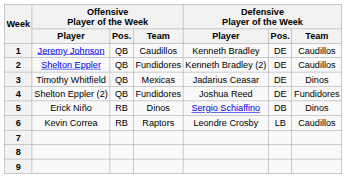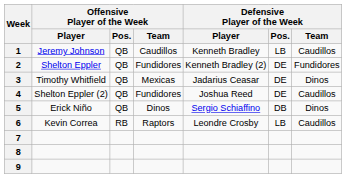(280, 51) DE -> (280, 51) LB
(317, 65) Caudillos -> (317, 65) Fundidores
(317, 94) Fundidores -> (317, 94) Caudillos
(122, 109) RB -> (122, 109) QB
